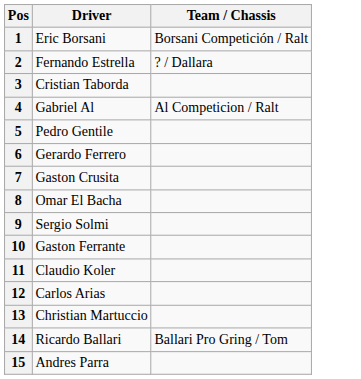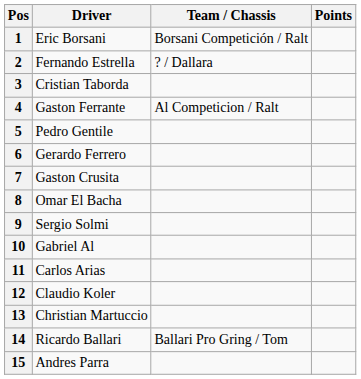+ column: (333, 15)
(65, 108) Gabriel Al -> (80, 108) Gaston Ferrante
(80, 246) Gaston Ferrante -> (65, 246) Gabriel Al
(75, 269) Claudio Koler -> (70, 269) Carlos Arias
(70, 292) Carlos Arias -> (75, 292) Claudio Koler
